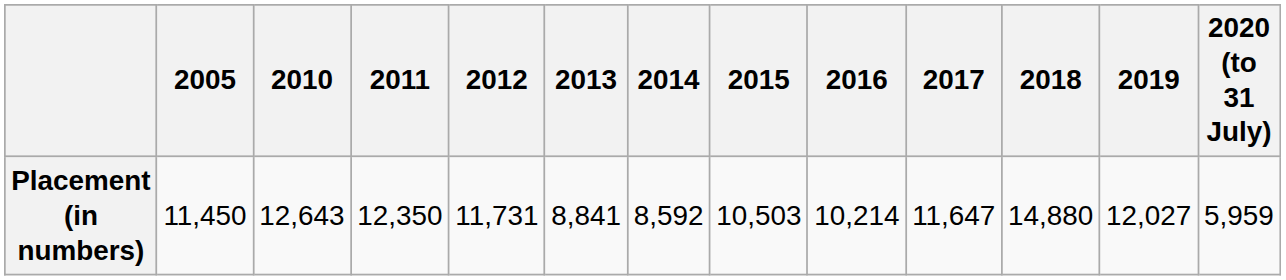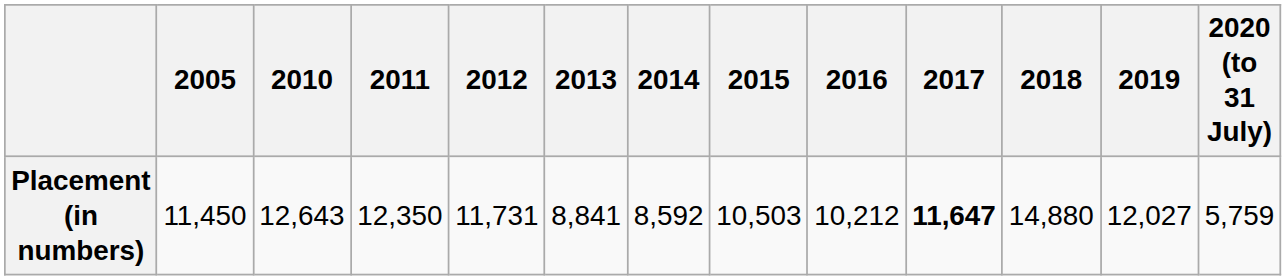(857, 215) 10,214 -> (857, 215) 10,212
(954, 215) normal -> (954, 215) bold
(1239, 215) 5,959 -> (1239, 215) 5,759
